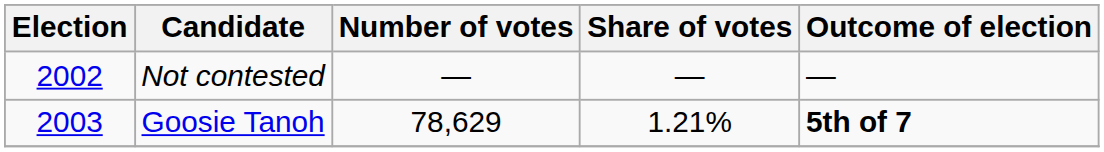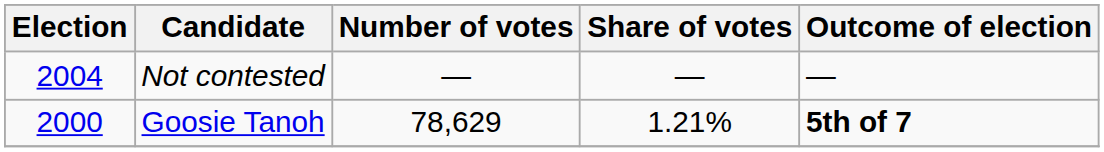(70, 75) 2002 -> (70, 75) 2004
(70, 122) 2003 -> (70, 122) 2000
